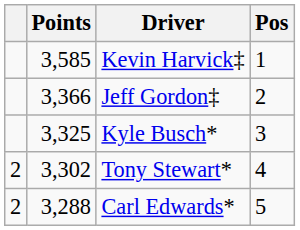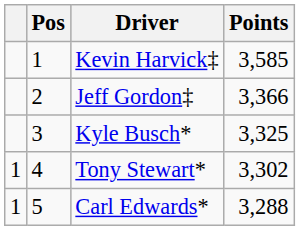columns swapped: (272, 23) <-> (61, 23)
(16, 170) 2 -> (16, 170) 1
(16, 207) 2 -> (16, 207) 1
